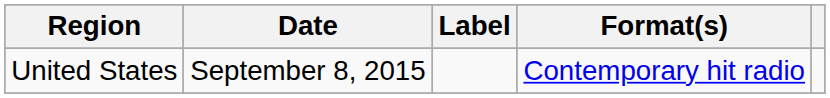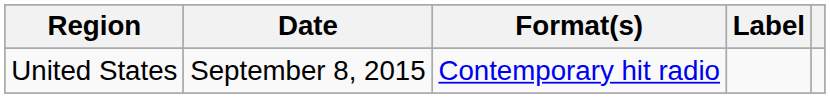columns swapped: (664, 26) <-> (475, 26)
